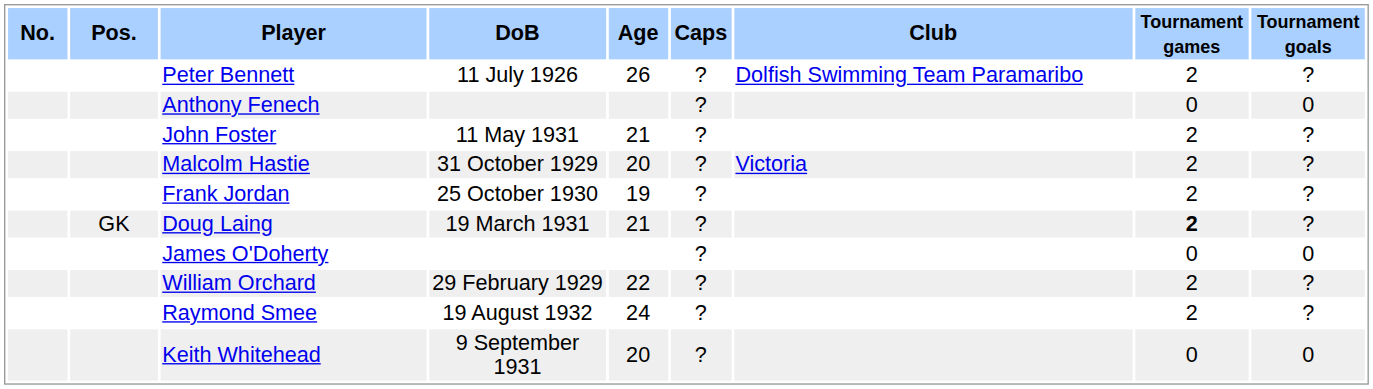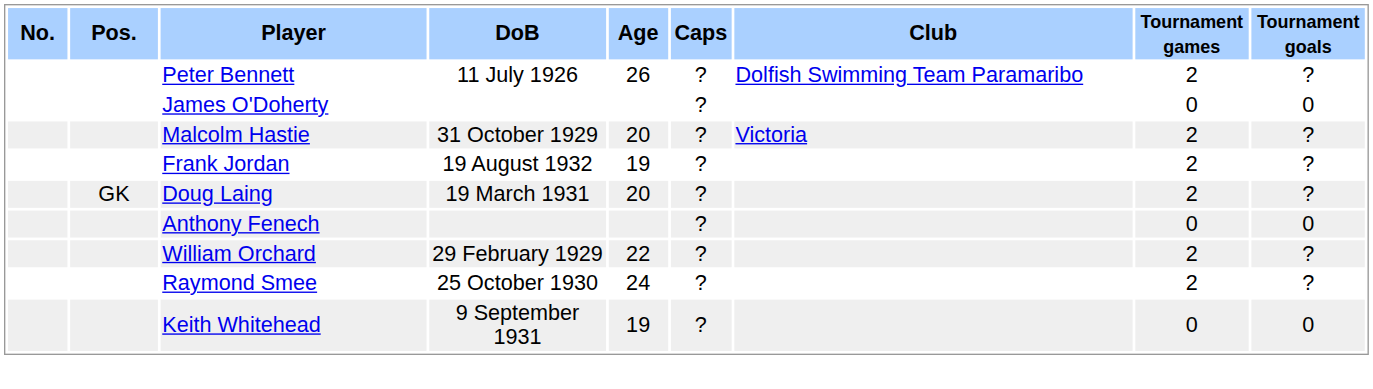rows swapped: (241, 105) <-> (245, 253)
- row: (219, 134)
(517, 194) 25 October 1930 -> (517, 164) 19 August 1932
(638, 223) 21 -> (638, 194) 20
(1192, 223) bold -> (1192, 194) normal
(517, 312) 19 August 1932 -> (517, 283) 25 October 1930
(638, 354) 20 -> (638, 325) 19
